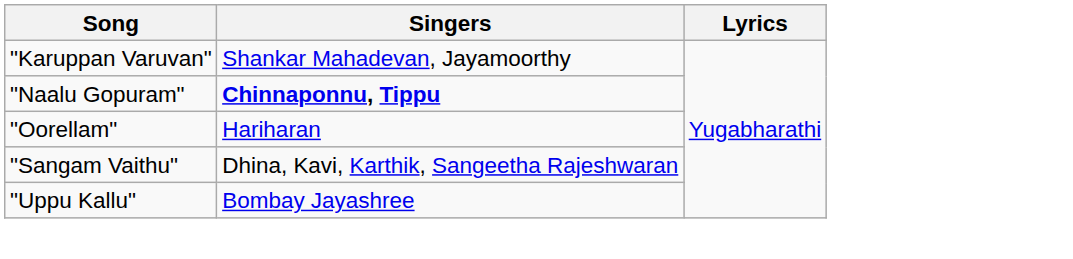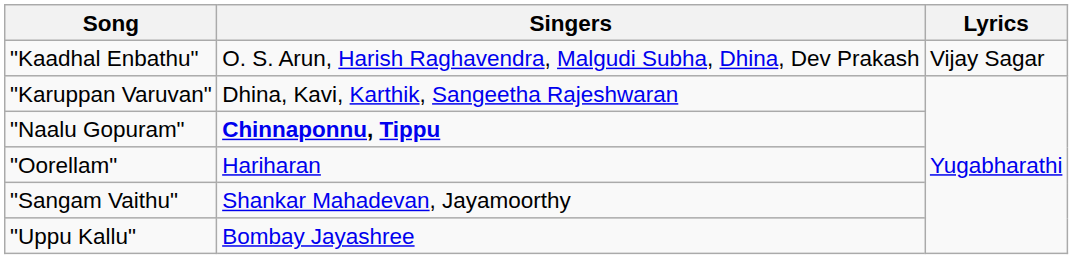+ row: (104, 58)
(396, 58) Shankar Mahadevan, Jayamoorthy -> (450, 94) Dhina, Kavi, Karthik, Sangeetha Rajeshwaran
(450, 165) Dhina, Kavi, Karthik, Sangeetha Rajeshwaran -> (396, 201) Shankar Mahadevan, Jayamoorthy
